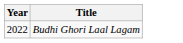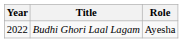+ column: (160, 12)
